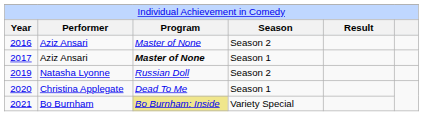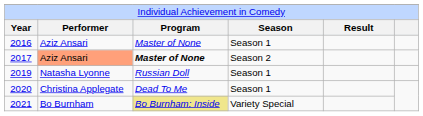(251, 43) Season 2 -> (251, 43) Season 1
(64, 58) no background -> (64, 58) lightsalmon background
(251, 58) Season 1 -> (251, 58) Season 2
(251, 73) Season 2 -> (251, 73) Season 1
